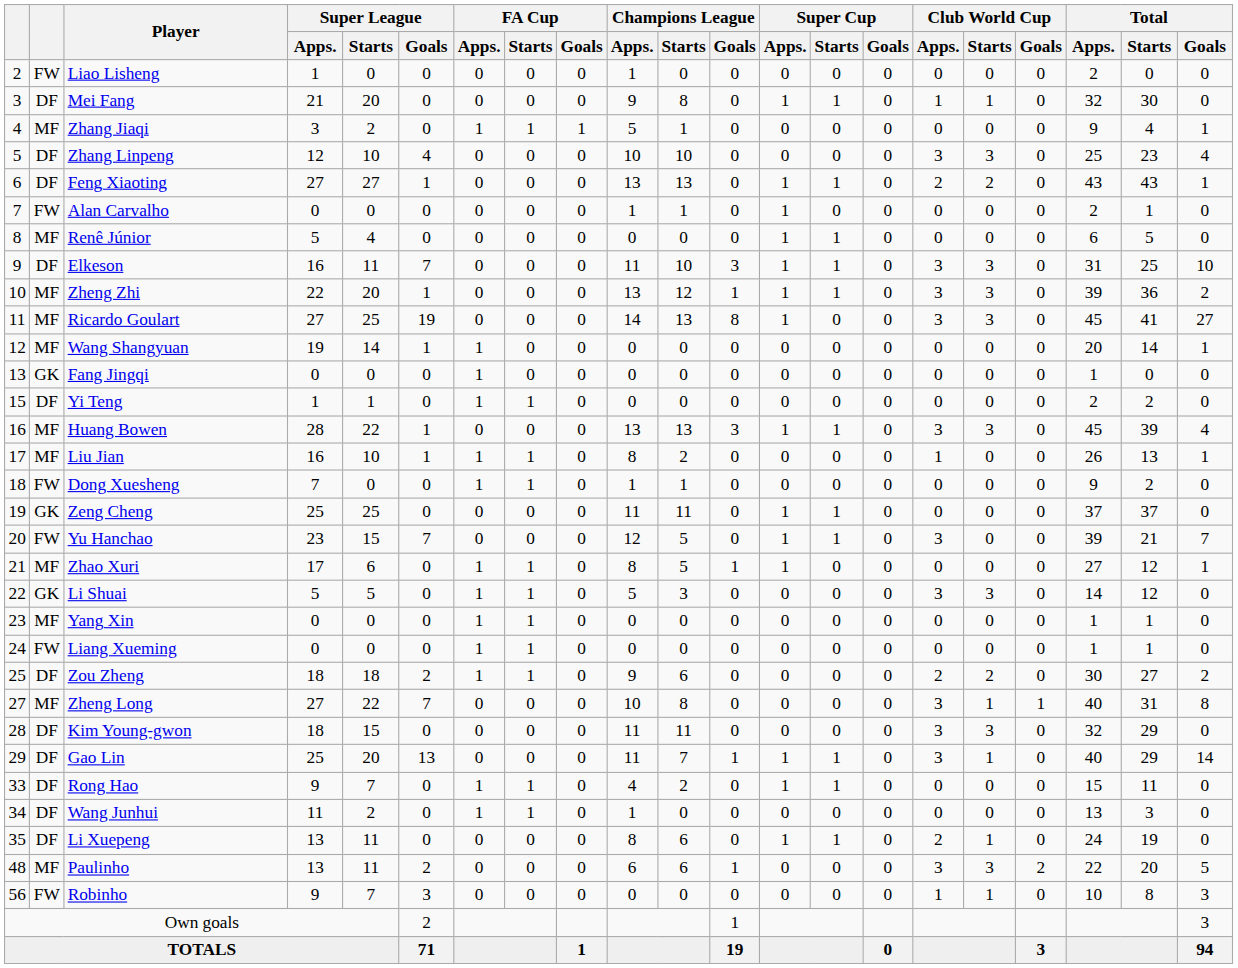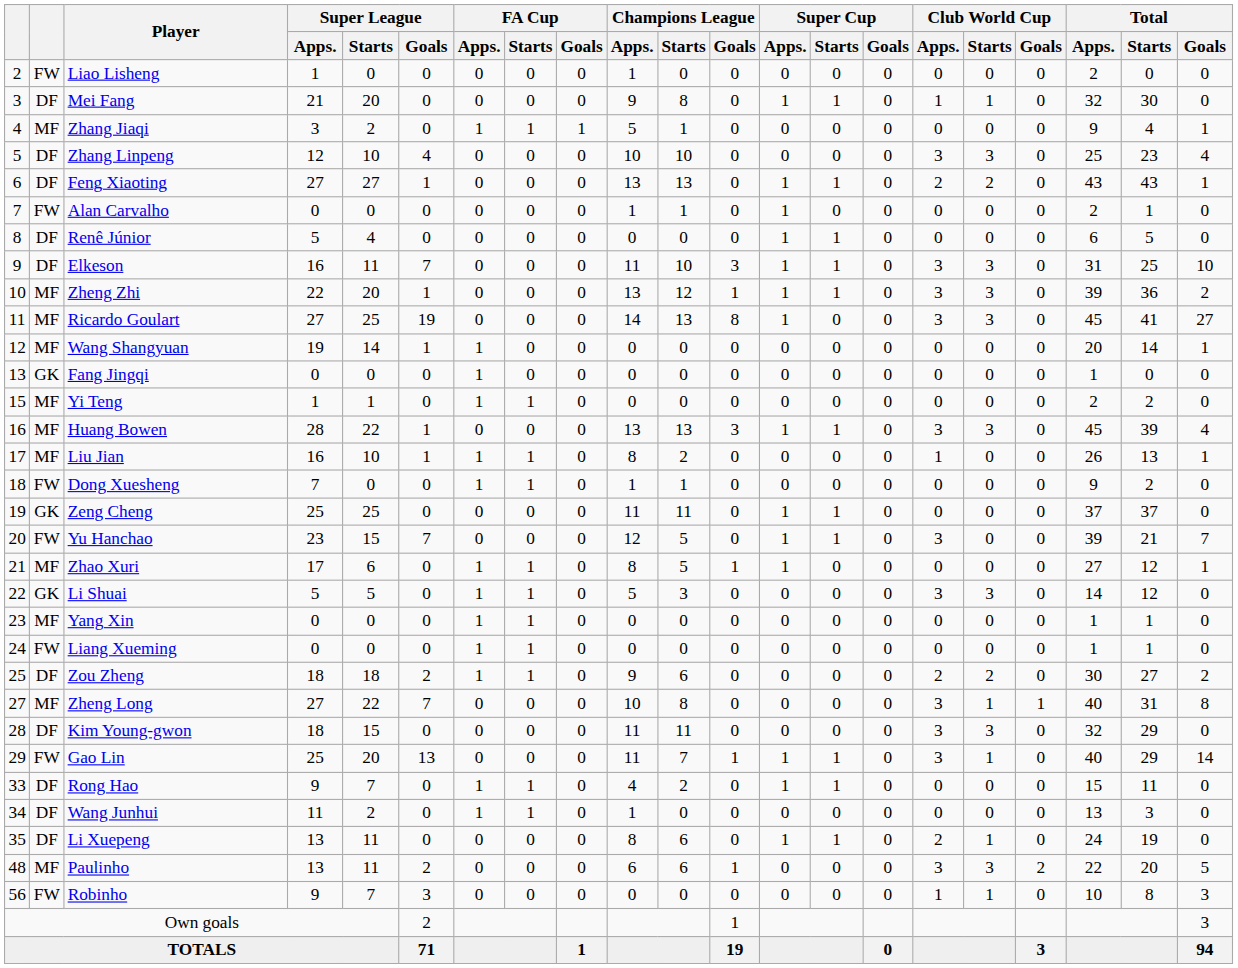(47, 237) MF -> (47, 237) DF
(47, 401) DF -> (47, 401) MF
(47, 758) DF -> (47, 758) FW
